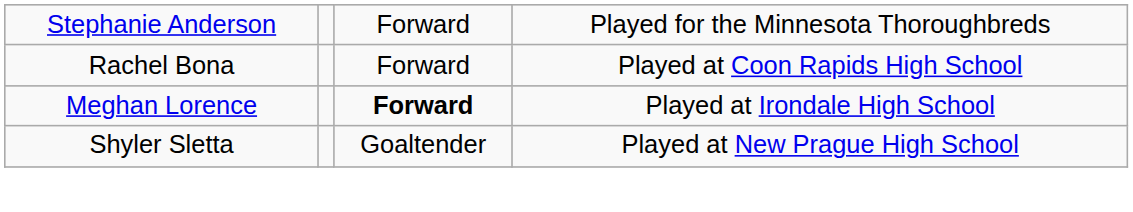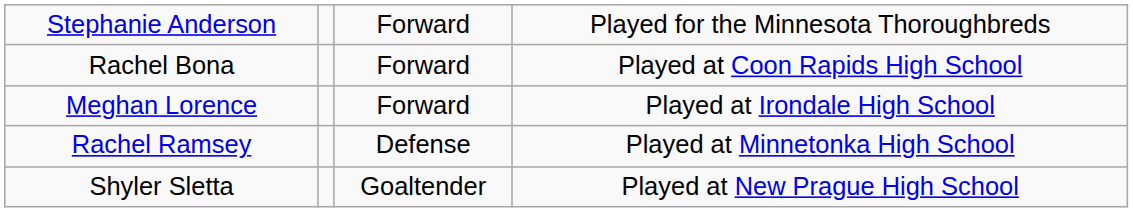(423, 105) bold -> (423, 105) normal
+ row: (162, 145)
